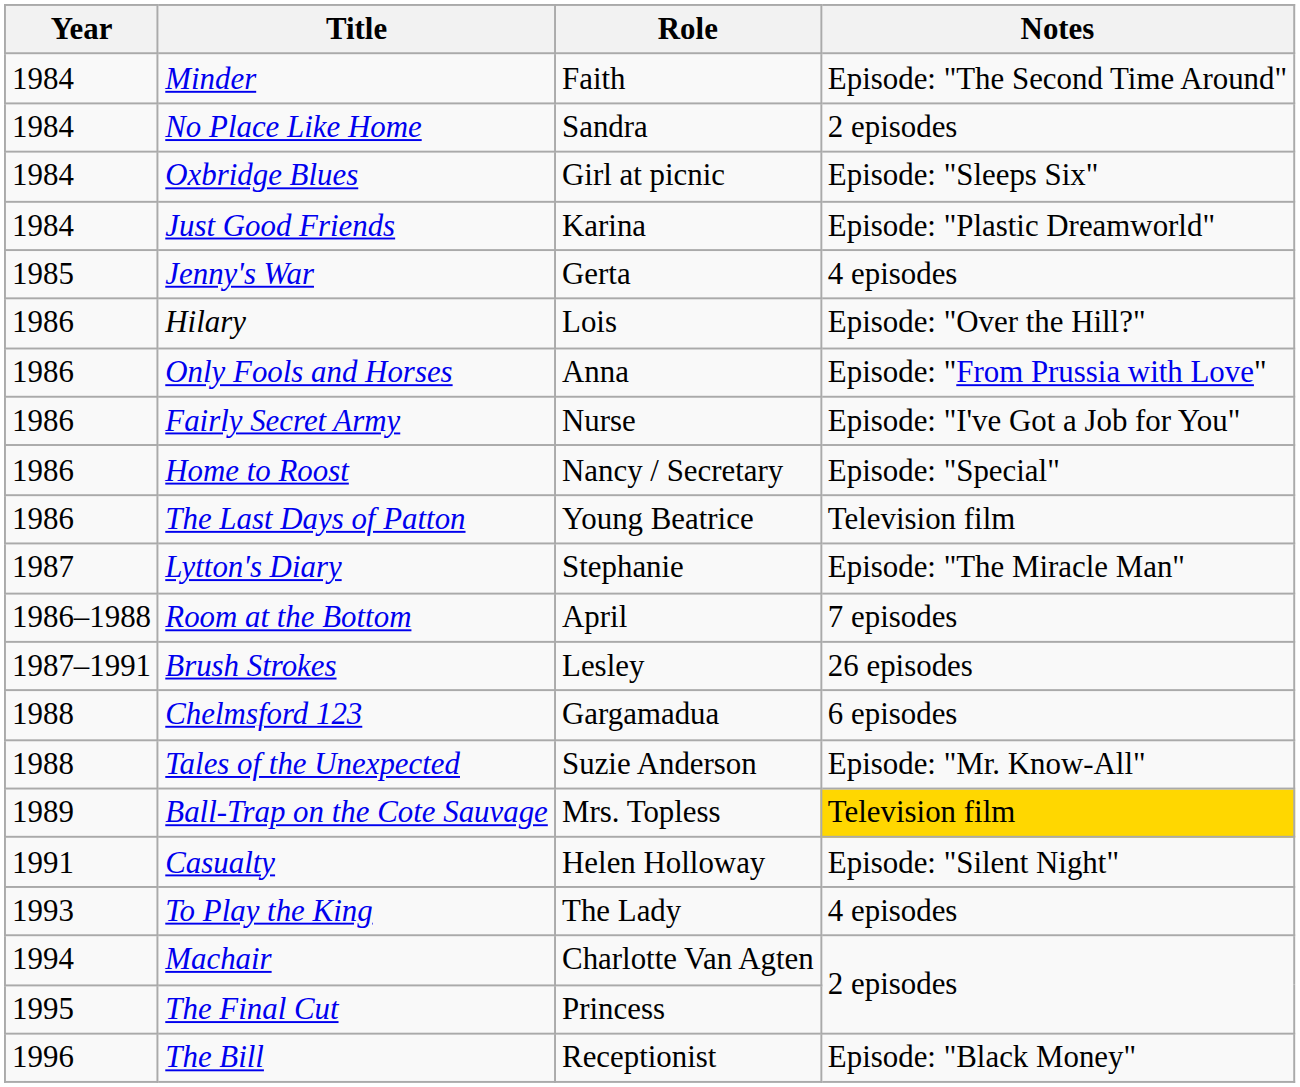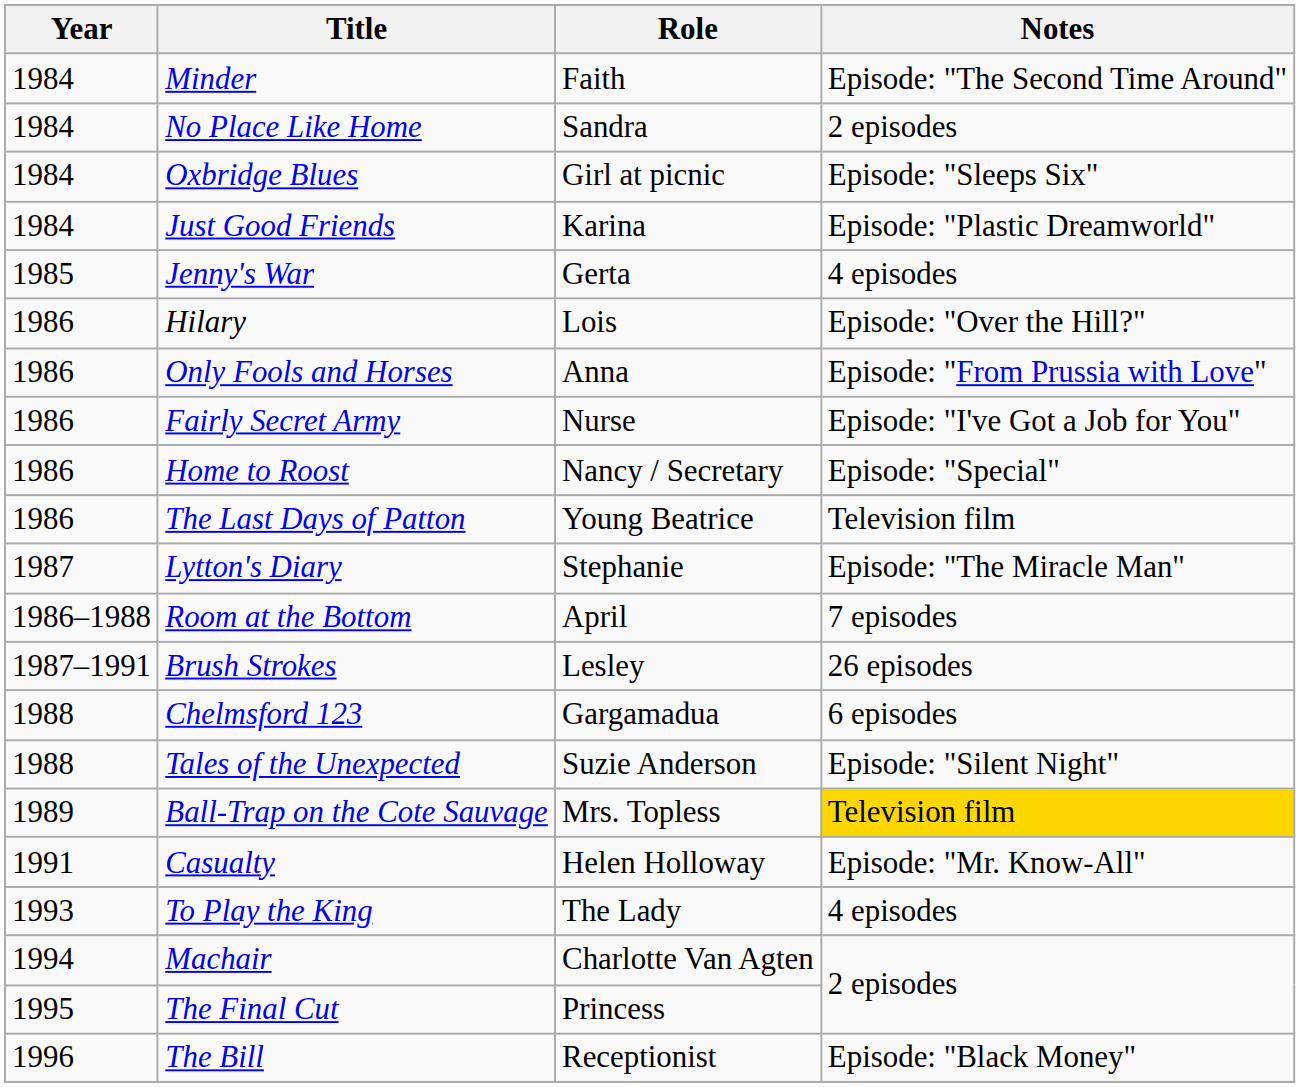(987, 763) Episode: "Mr. Know-All" -> (973, 763) Episode: "Silent Night"
(973, 861) Episode: "Silent Night" -> (987, 861) Episode: "Mr. Know-All"
